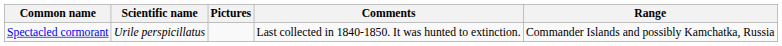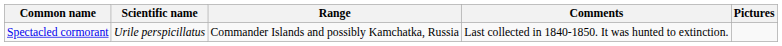columns swapped: (650, 13) <-> (231, 13)
